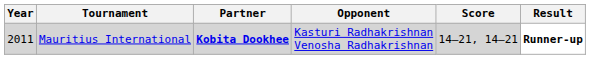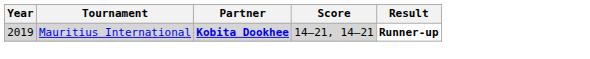- column: (364, 13)
(20, 38) 2011 -> (20, 32) 2019
